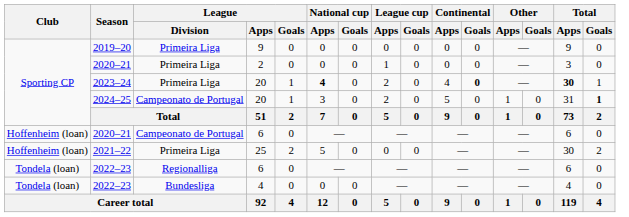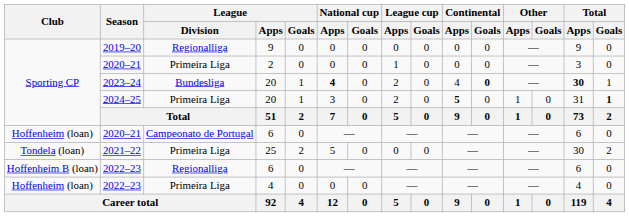(190, 47) Primeira Liga -> (200, 47) Regionalliga
(190, 82) Primeira Liga -> (200, 82) Bundesliga
(190, 99) Campeonato de Portugal -> (200, 99) Primeira Liga
(447, 99) normal -> (457, 99) bold
(47, 151) Hoffenheim (loan) -> (52, 151) Tondela (loan)
(47, 168) Tondela (loan) -> (52, 168) Hoffenheim B (loan)
(47, 185) Tondela (loan) -> (52, 185) Hoffenheim (loan)
(190, 185) Bundesliga -> (200, 185) Primeira Liga
